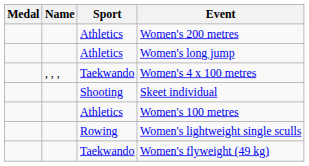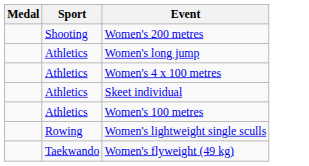- column: (60, 14)
(101, 34) Athletics -> (66, 34) Shooting
(107, 73) Taekwando -> (66, 73) Athletics
(101, 92) Shooting -> (66, 92) Athletics
